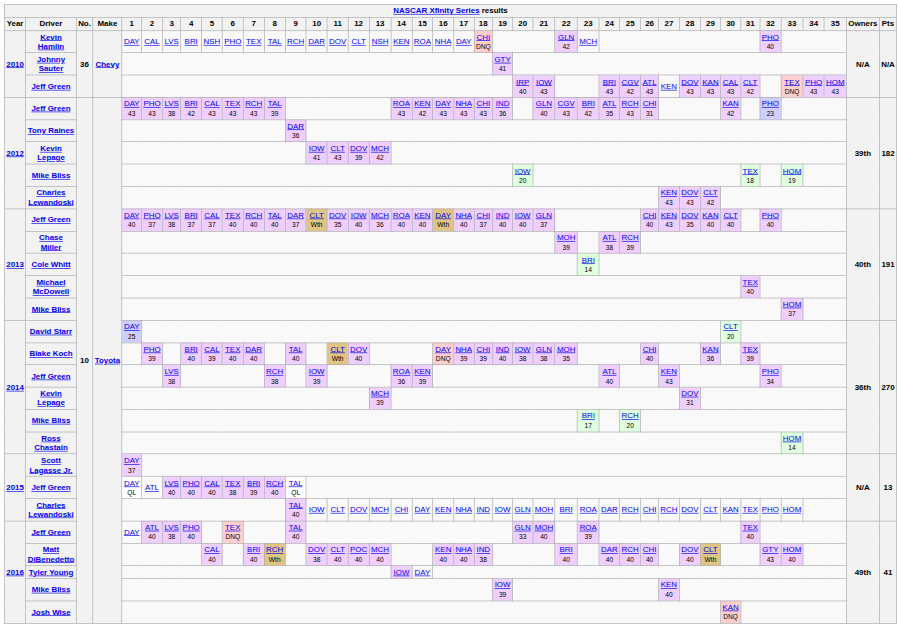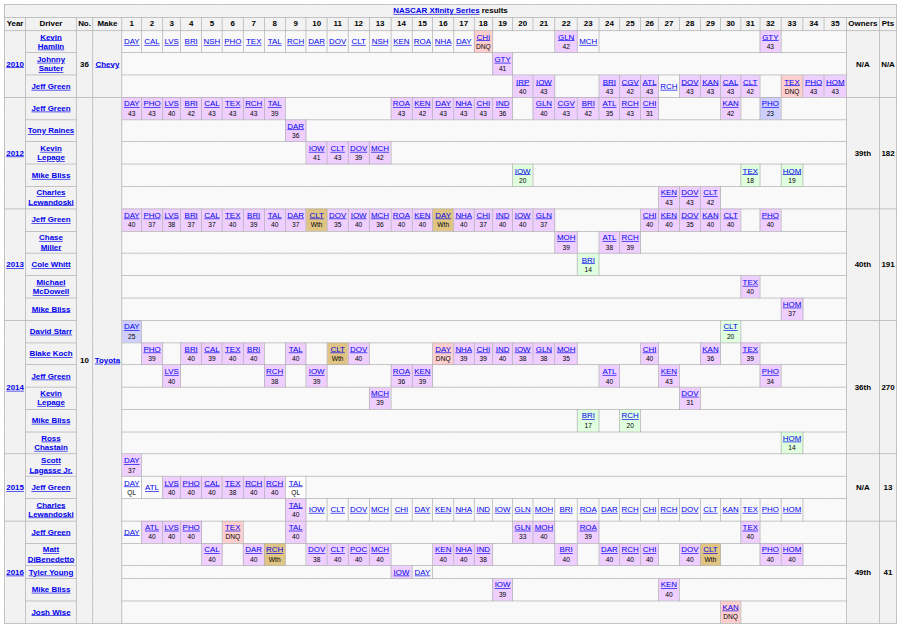(770, 41) PHO 40 -> (770, 41) GTY 43
(669, 86) KEN -> (669, 86) RCH
(172, 108) LVS 38 -> (172, 108) LVS 40
(254, 220) RCH 40 -> (254, 220) BRI 39
(669, 220) KEN 43 -> (669, 220) KEN 40
(254, 353) DAR 40 -> (254, 353) BRI 40
(172, 376) LVS 38 -> (172, 376) LVS 40
(254, 487) BRI 39 -> (254, 487) RCH 40
(172, 532) LVS 38 -> (172, 532) LVS 40
(254, 554) BRI 40 -> (254, 554) DAR 40
(770, 554) GTY 43 -> (770, 554) PHO 40
